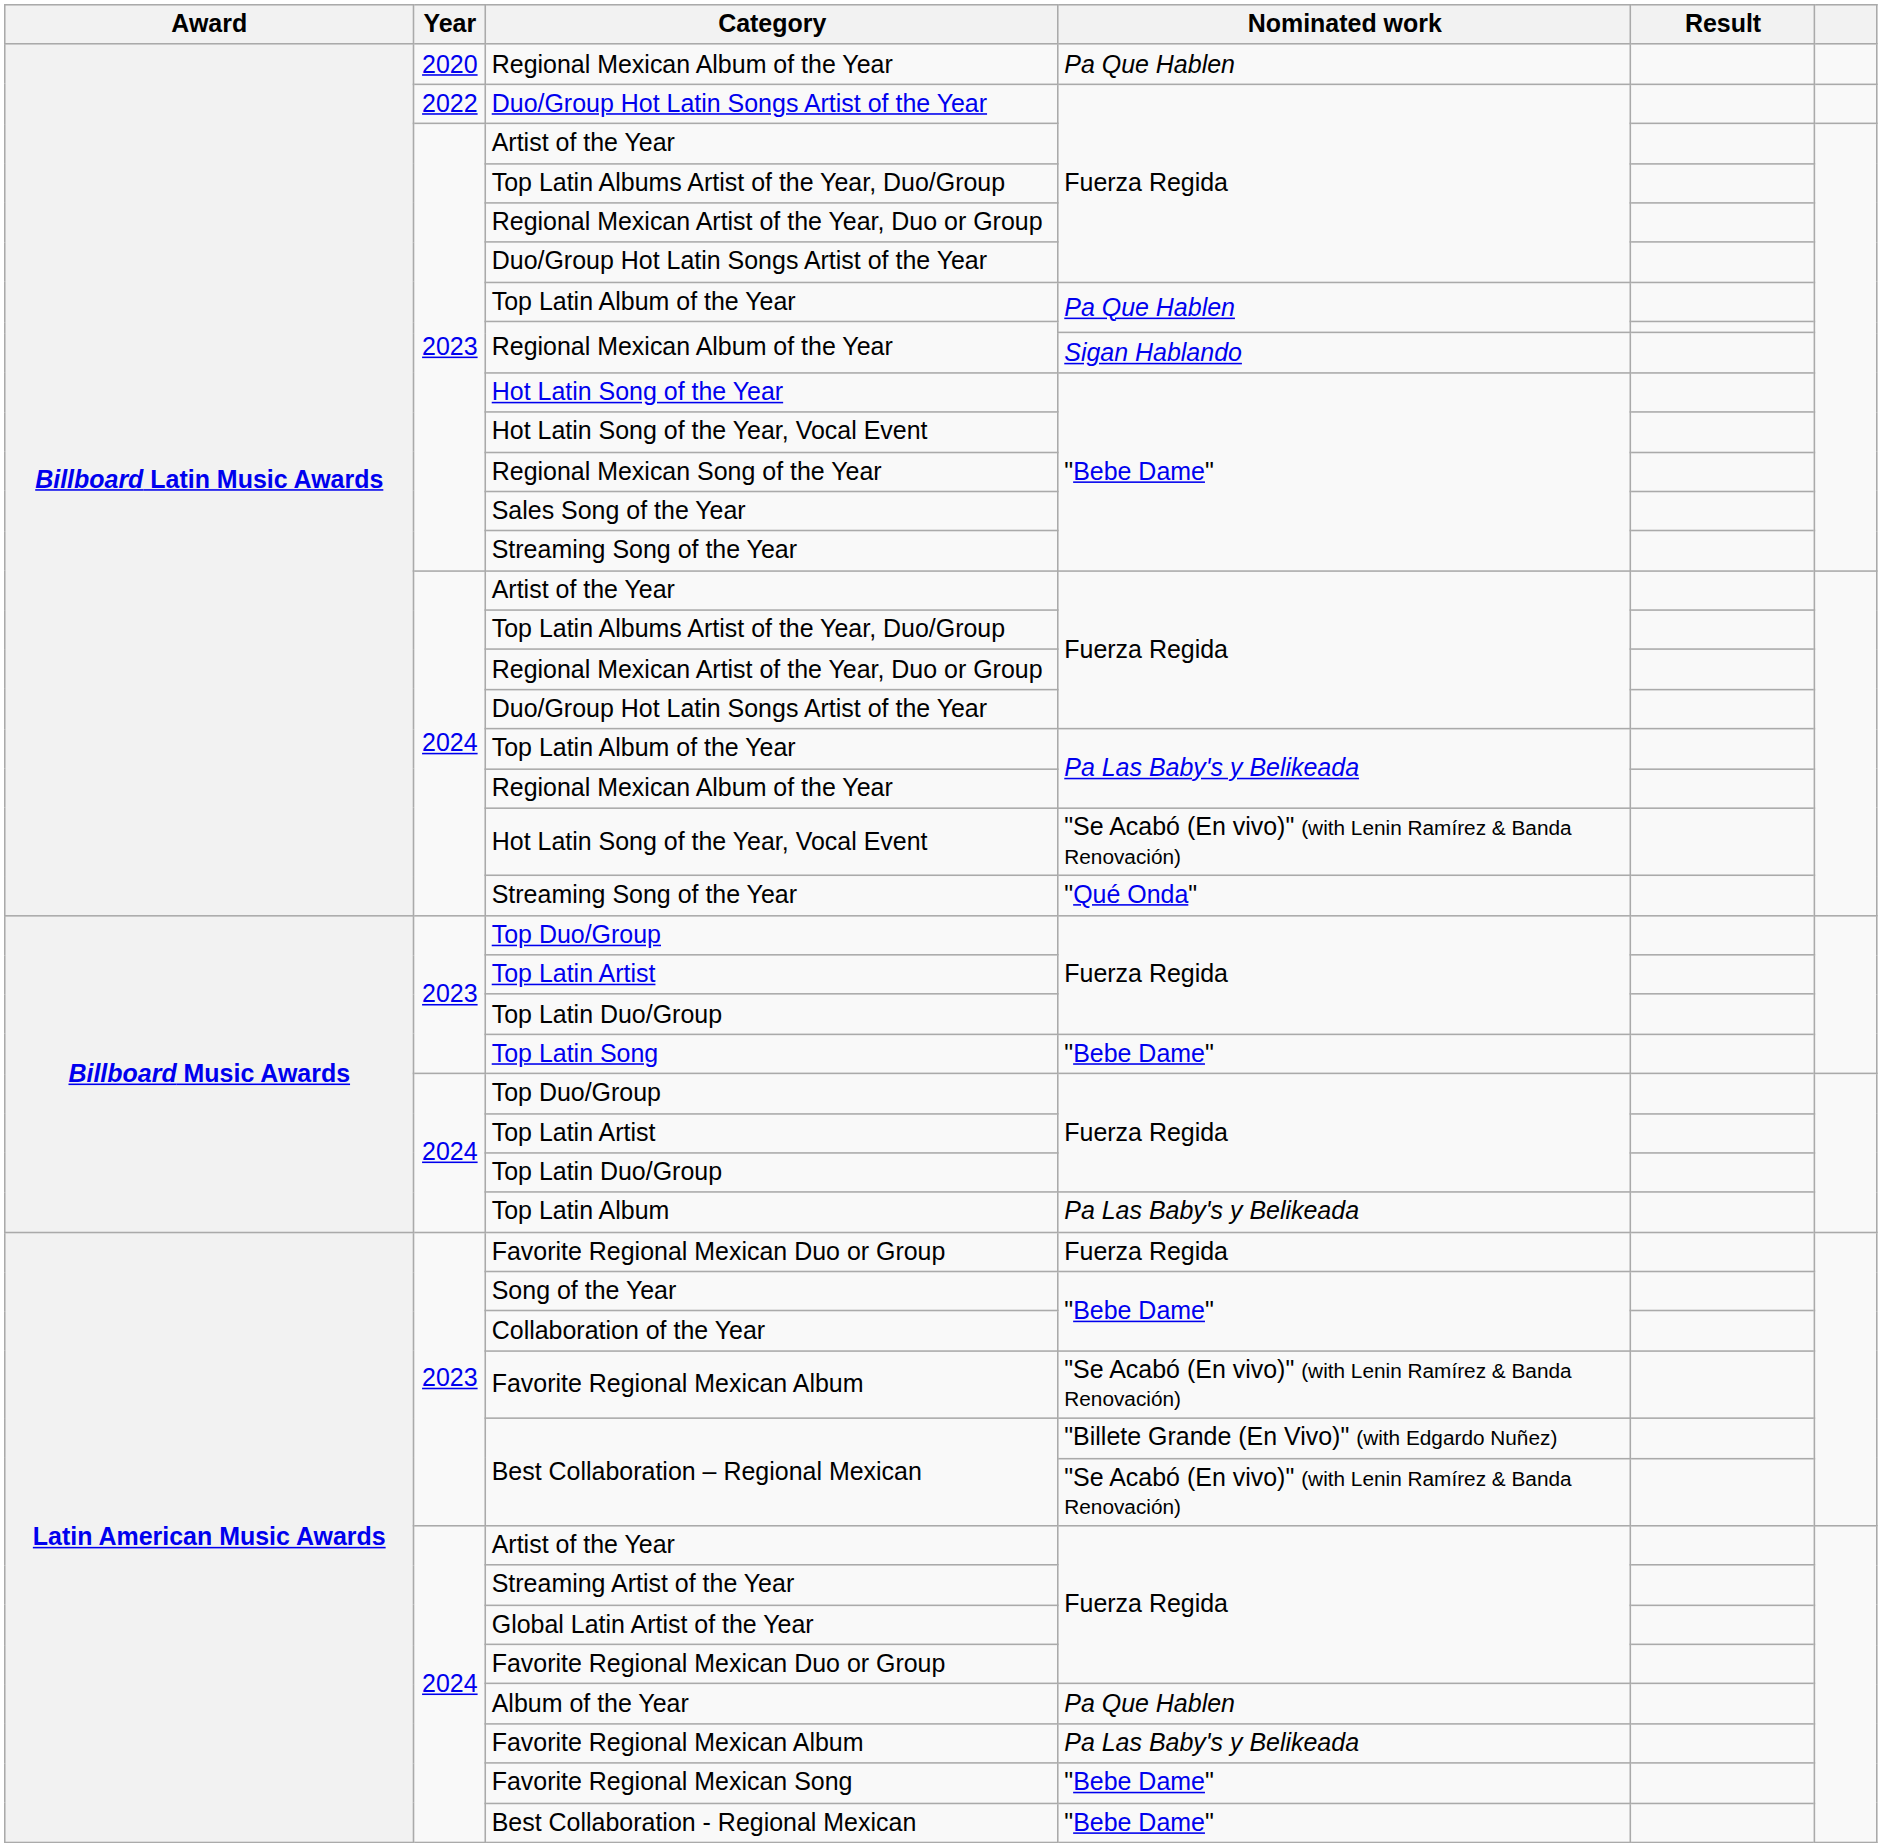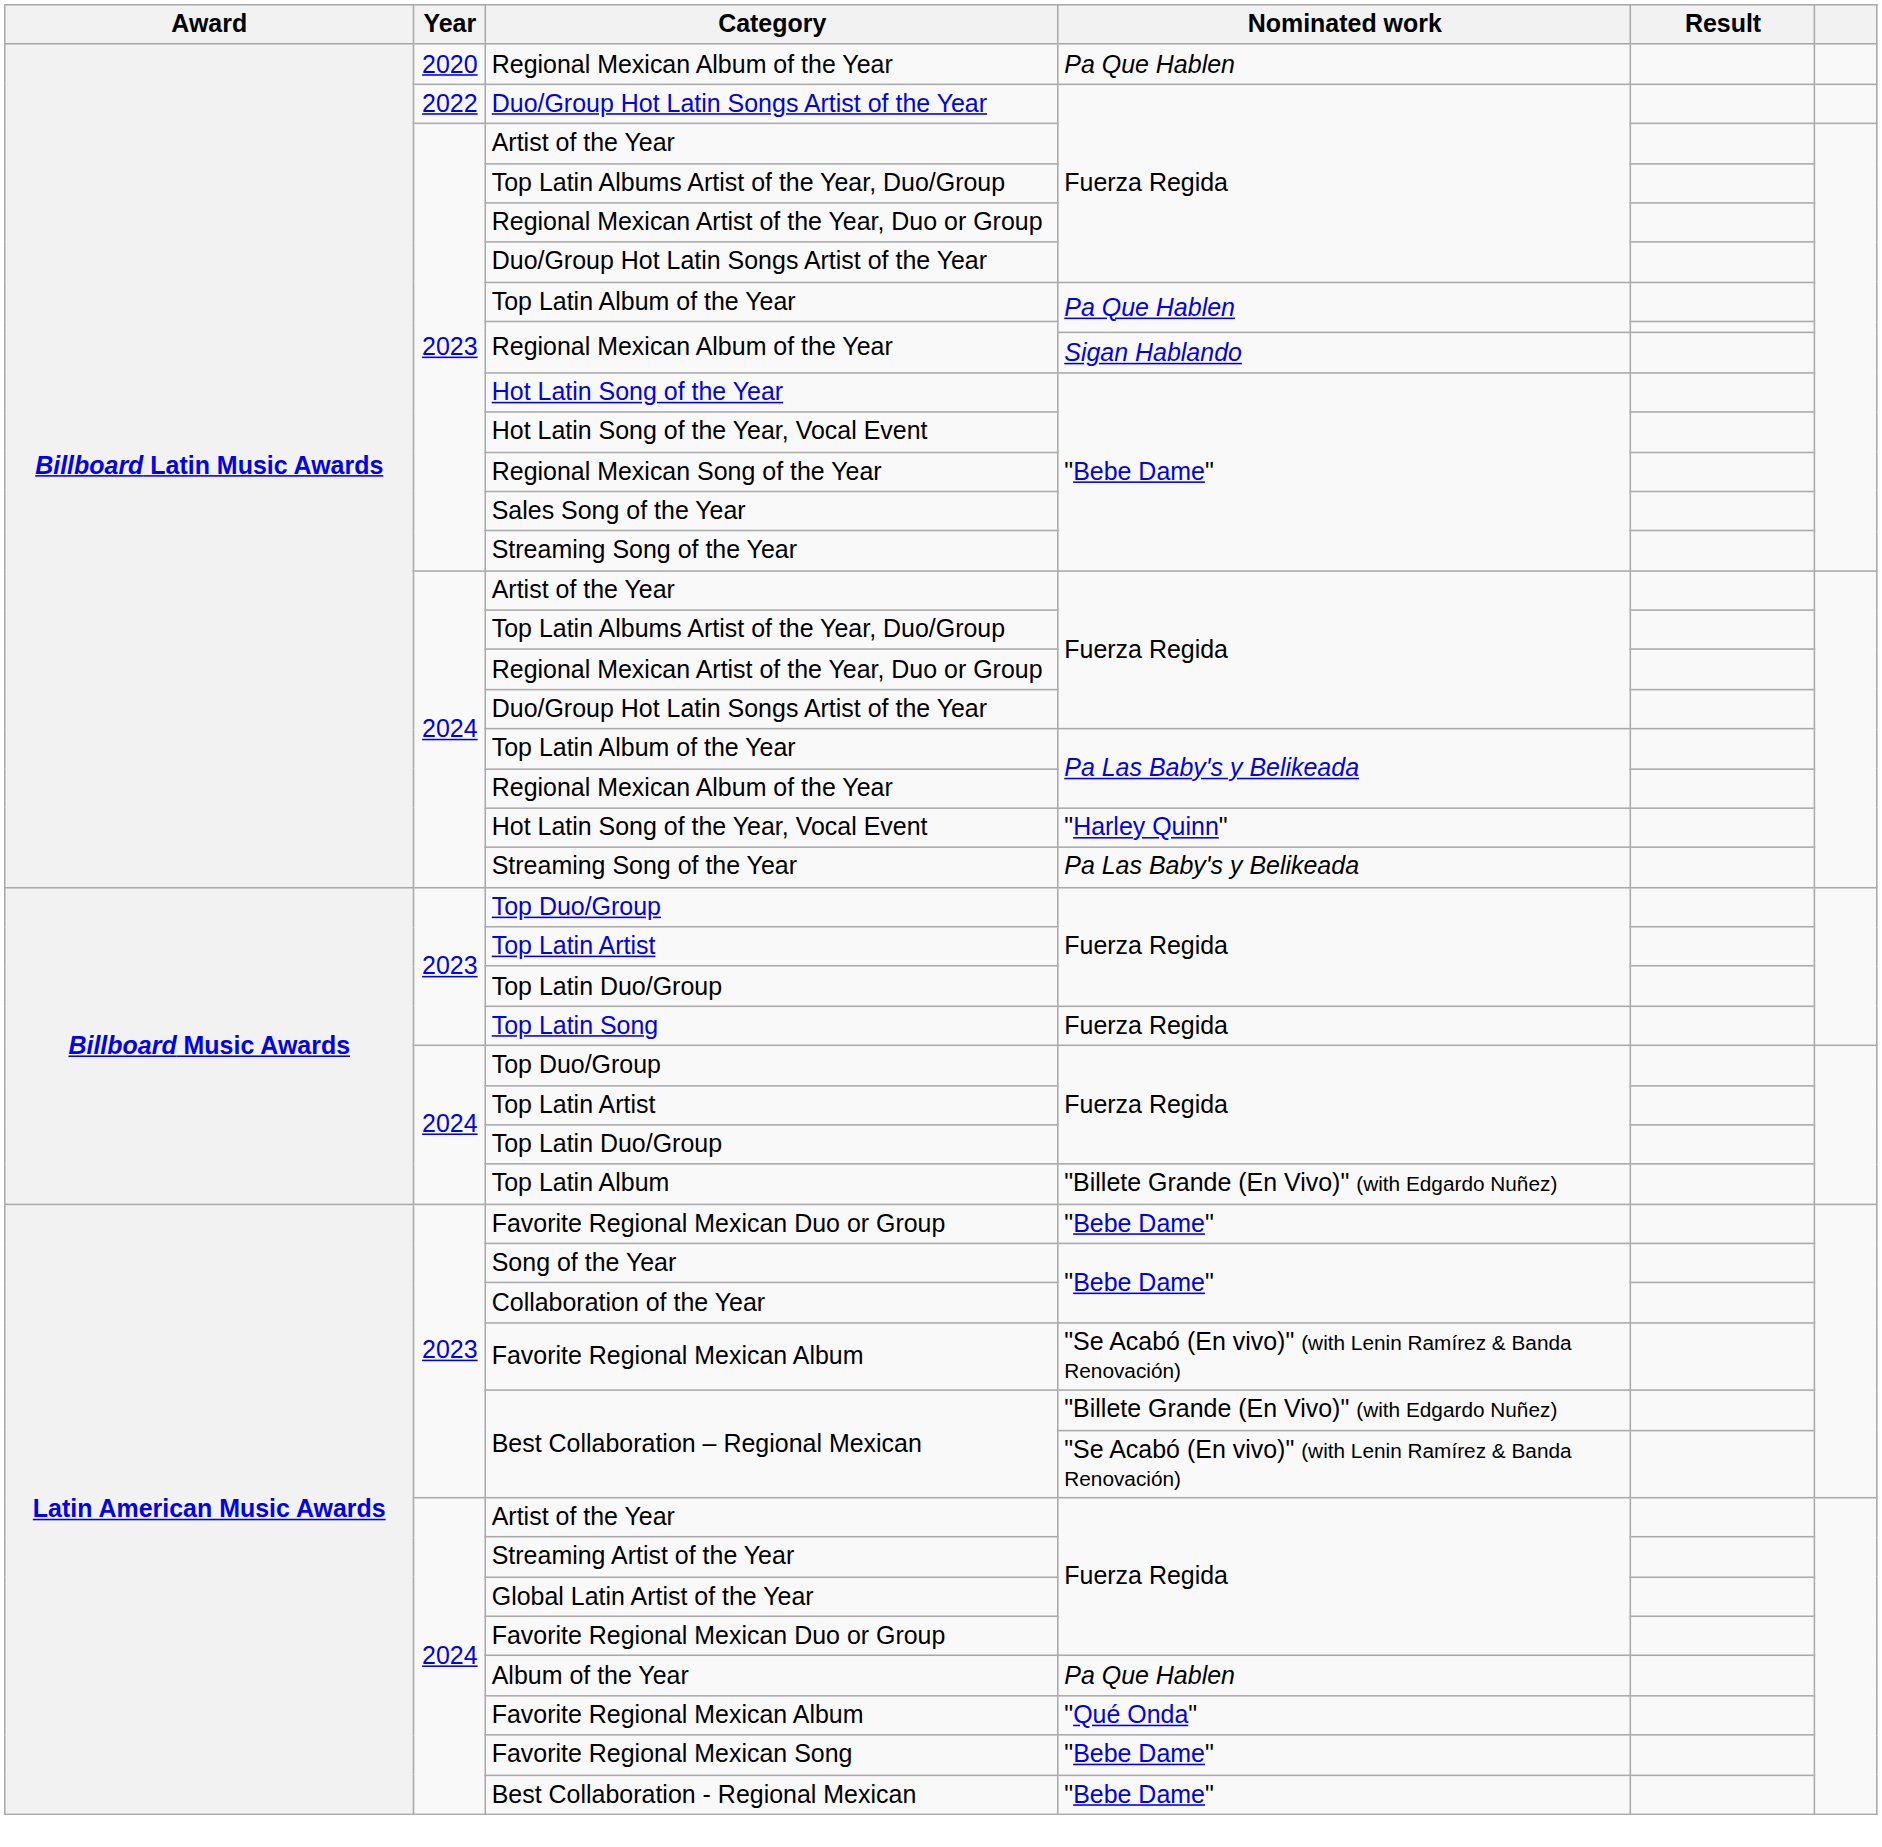(1318, 841) "Se Acabó (En vivo)" (with Lenin Ramírez & Banda Renovación) -> (1146, 827) "Harley Quinn"
(1131, 895) "Qué Onda" -> (1212, 867) Pa Las Baby's y Belikeada
(1139, 1053) "Bebe Dame" -> (1146, 1025) Fuerza Regida
(1212, 1211) Pa Las Baby's y Belikeada -> (1311, 1183) "Billete Grande (En Vivo)" (with Edgardo Nuñez)
(1146, 1251) Fuerza Regida -> (1139, 1223) "Bebe Dame"
(1212, 1743) Pa Las Baby's y Belikeada -> (1131, 1714) "Qué Onda"
